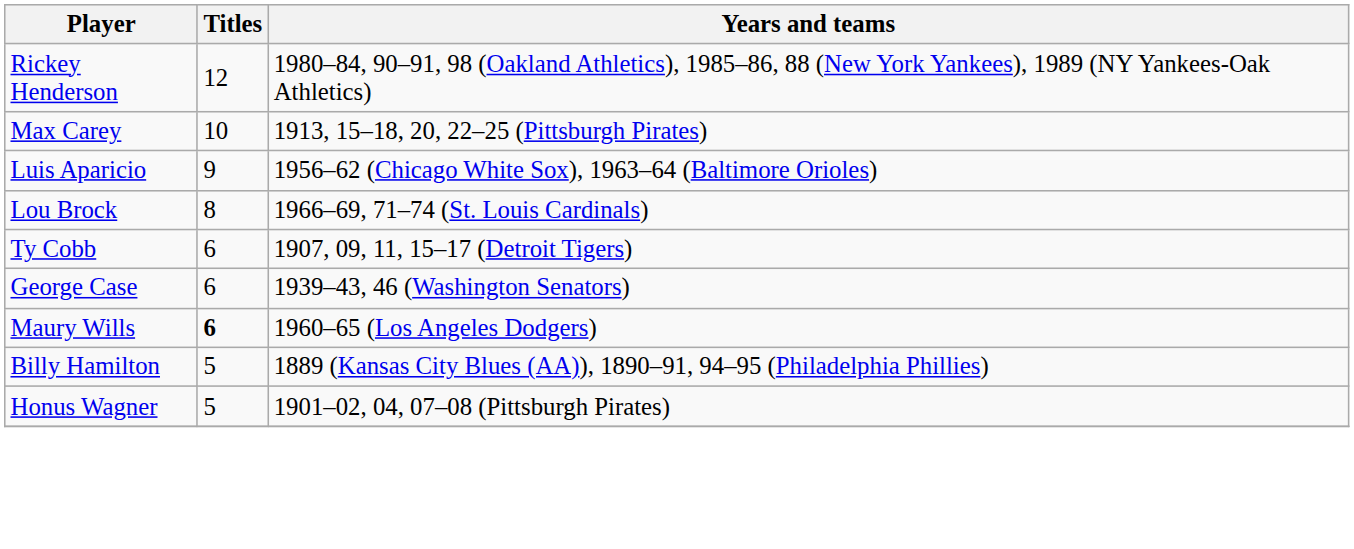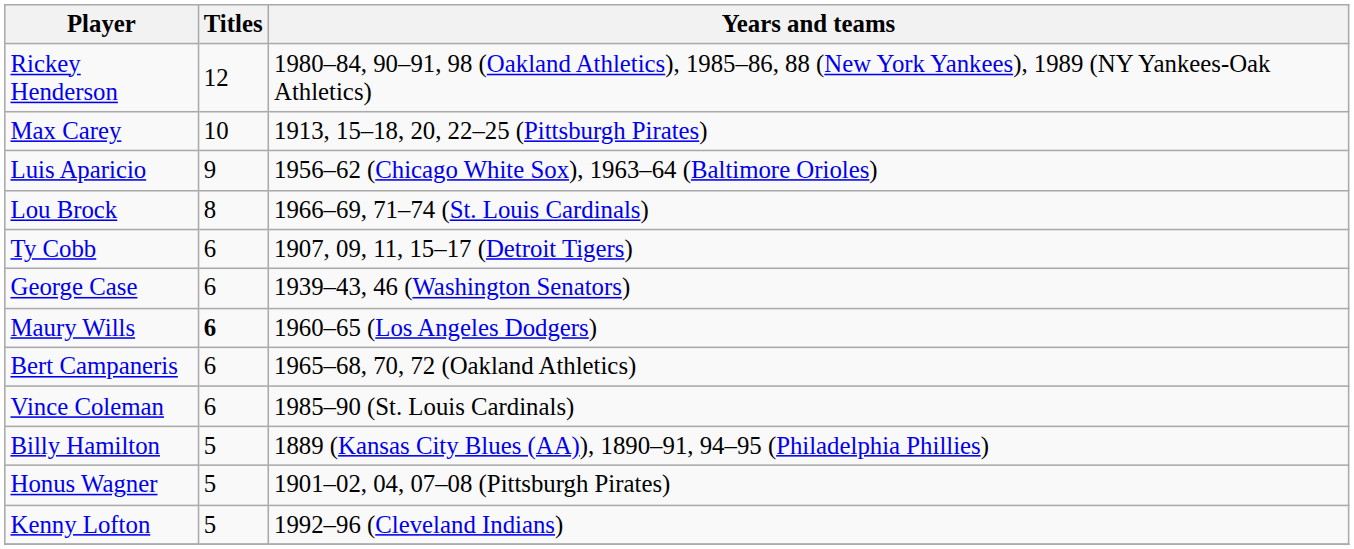+ row: (94, 366)
+ row: (87, 406)
+ row: (80, 524)
